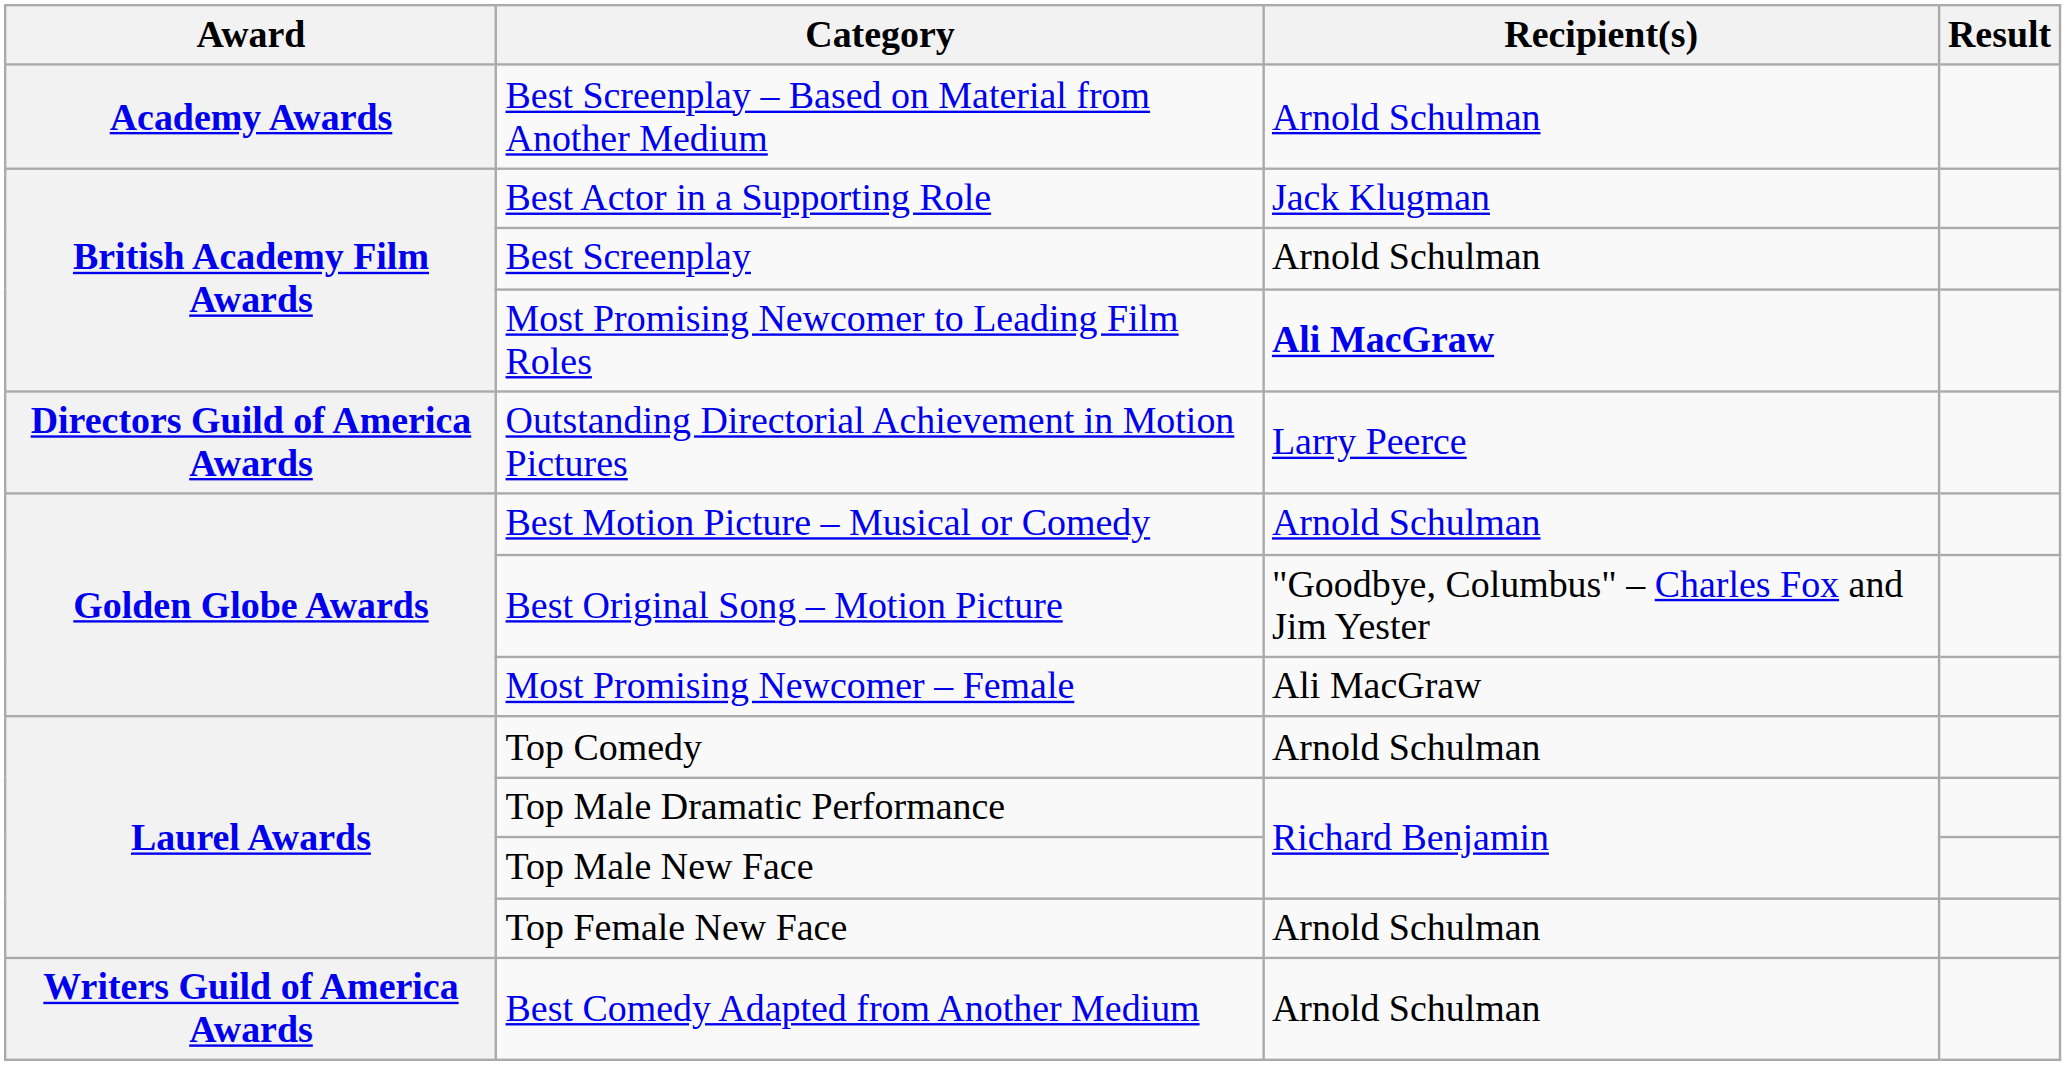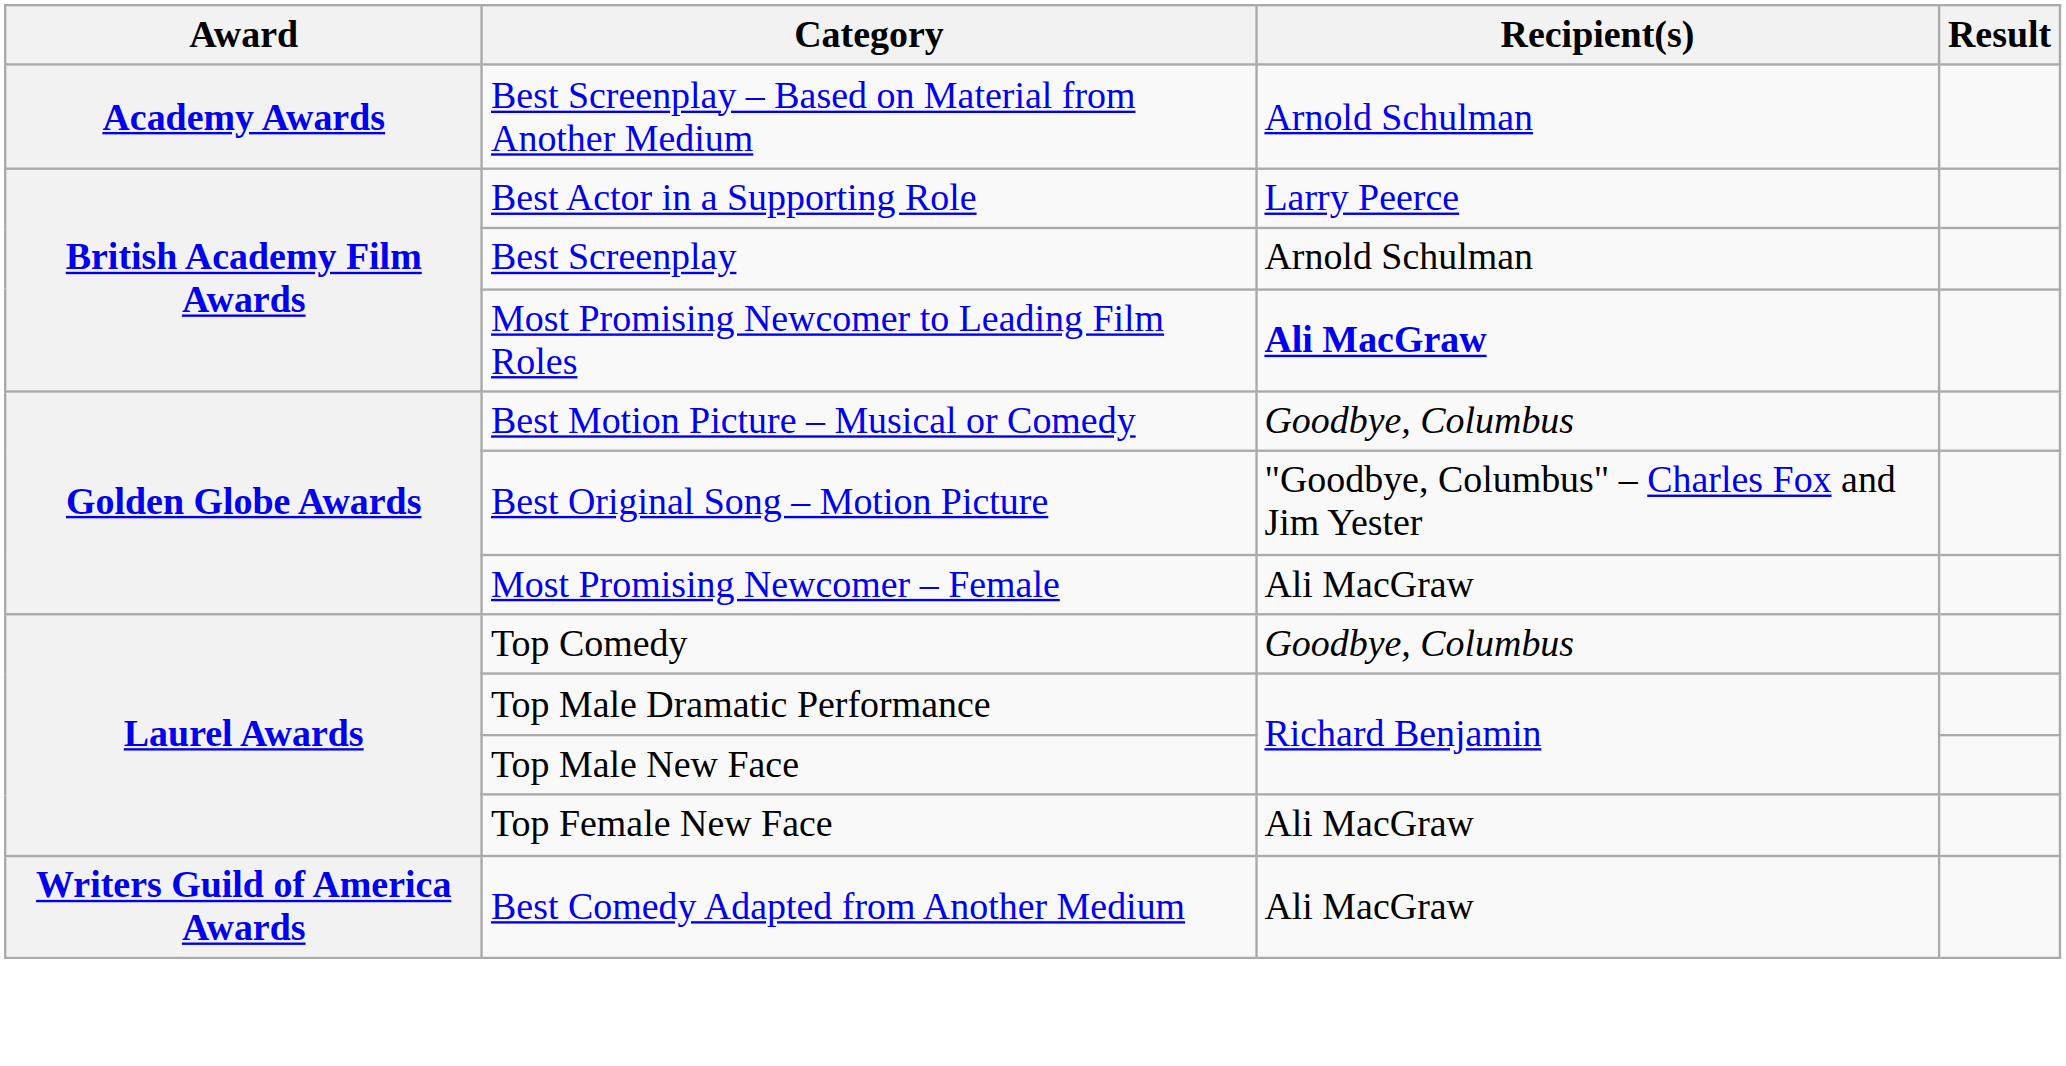(1381, 197) Jack Klugman -> (1362, 197) Larry Peerce
- row: (870, 441)
(1406, 523) Arnold Schulman -> (1419, 420) Goodbye, Columbus
(1406, 746) Arnold Schulman -> (1419, 643) Goodbye, Columbus
(1406, 926) Arnold Schulman -> (1369, 824) Ali MacGraw
(1406, 1008) Arnold Schulman -> (1369, 905) Ali MacGraw
